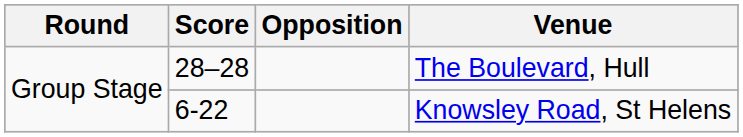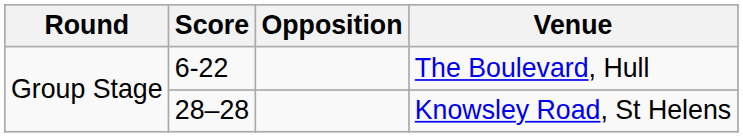(212, 68) 28–28 -> (202, 68) 6-22
(202, 110) 6-22 -> (212, 110) 28–28
